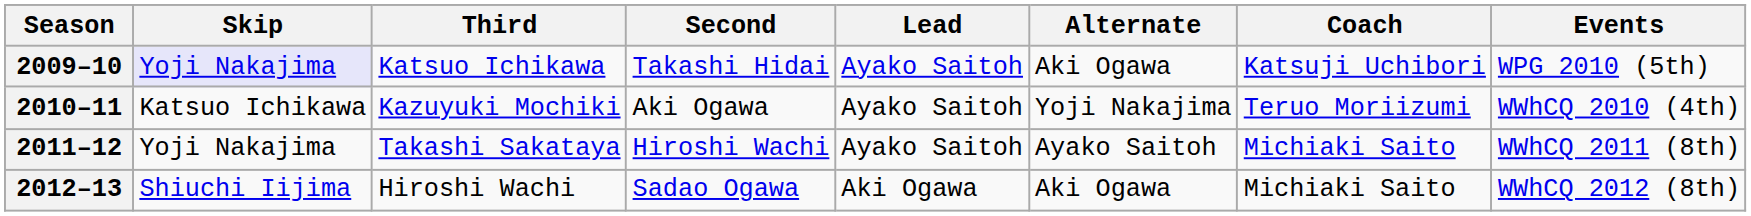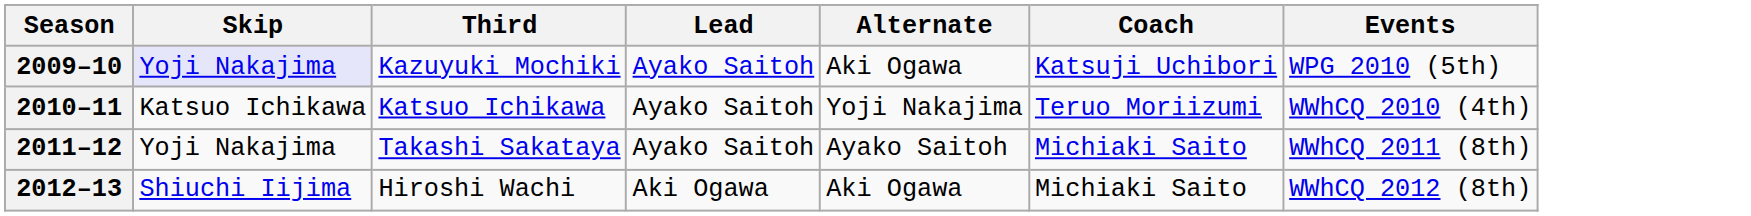- column: (731, 26)
(492, 67) Katsuo Ichikawa -> (500, 67) Kazuyuki Mochiki
(500, 108) Kazuyuki Mochiki -> (492, 108) Katsuo Ichikawa
